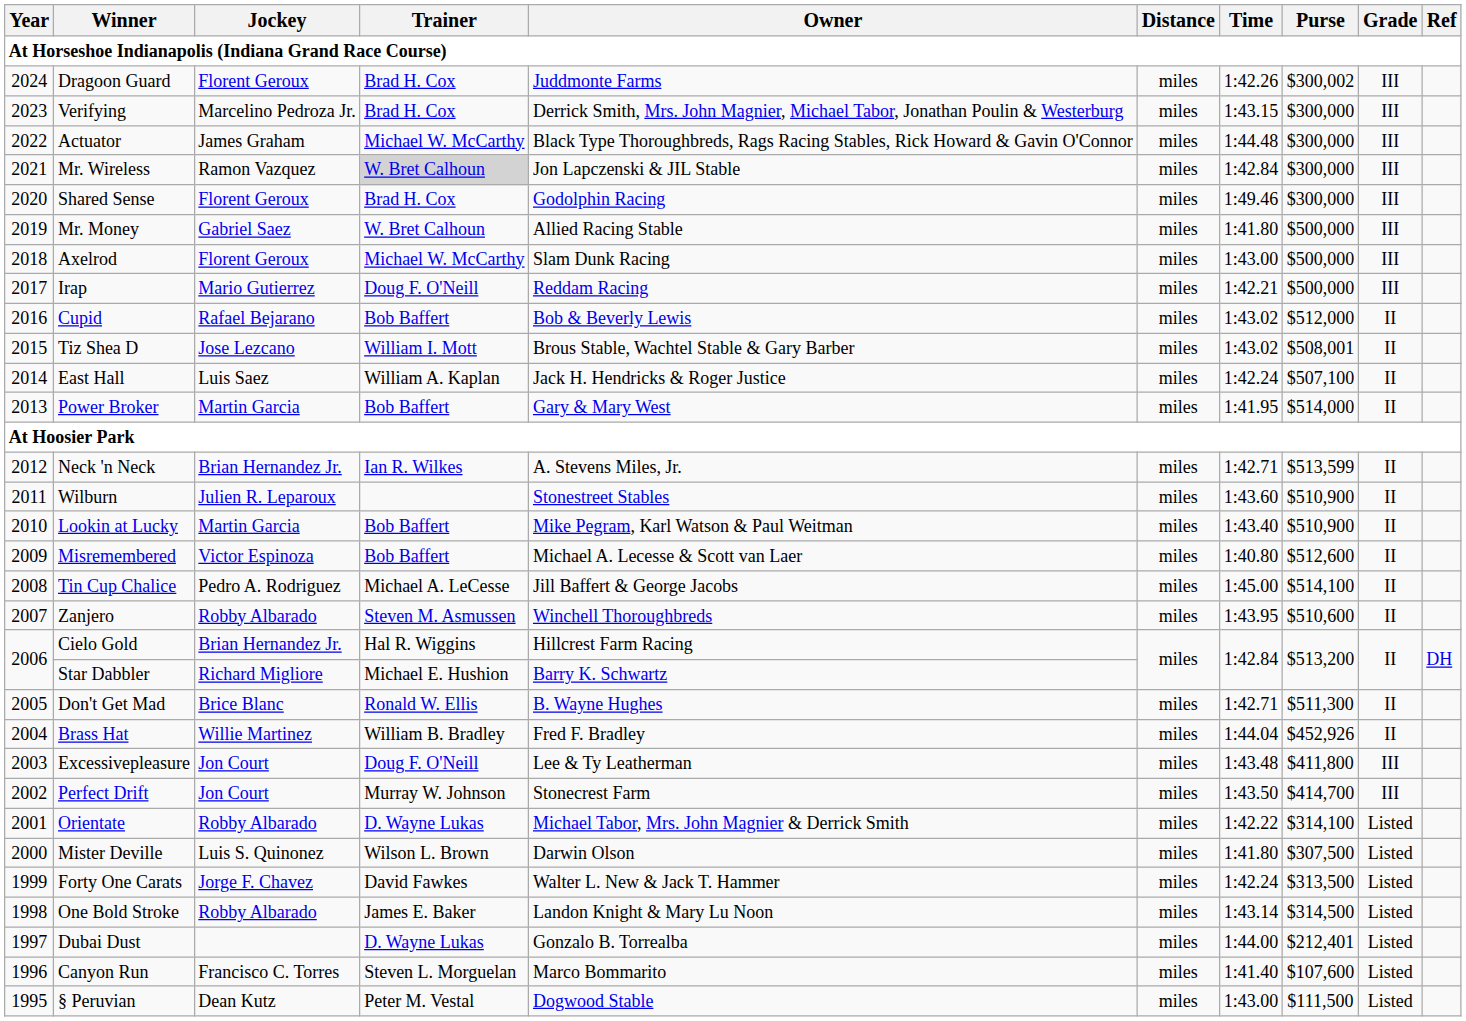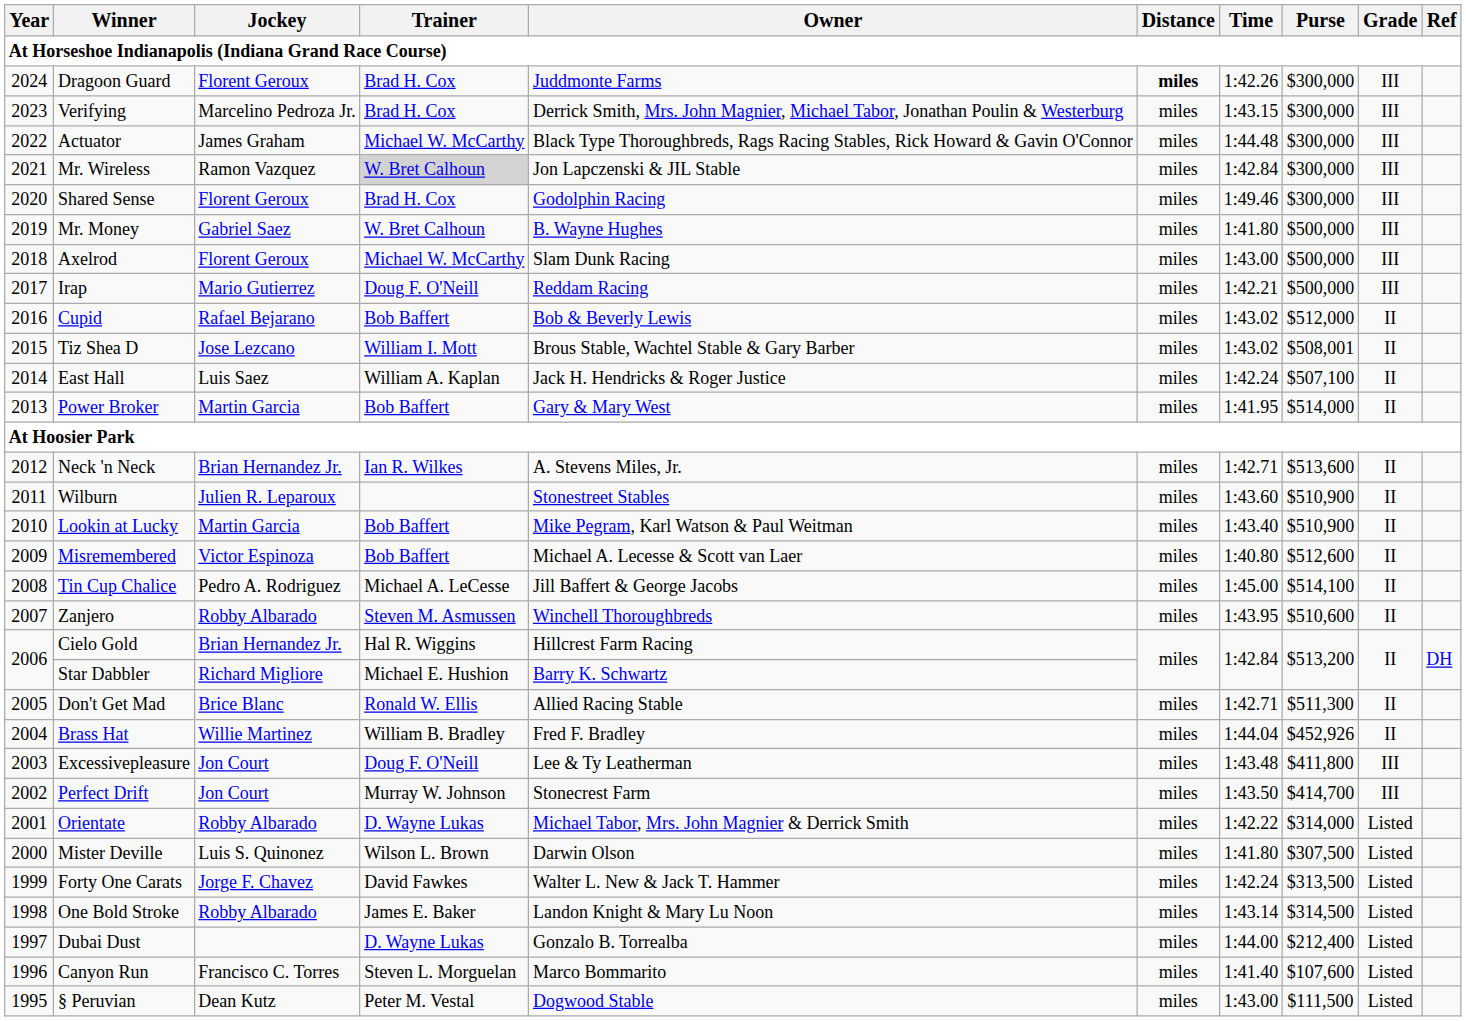(1178, 80) normal -> (1178, 80) bold
(1320, 80) $300,002 -> (1320, 80) $300,000
(608, 229) Allied Racing Stable -> (598, 229) B. Wayne Hughes
(1320, 466) $513,599 -> (1320, 466) $513,600
(598, 704) B. Wayne Hughes -> (608, 704) Allied Racing Stable
(1320, 822) $314,100 -> (1320, 822) $314,000
(1320, 941) $212,401 -> (1320, 941) $212,400
